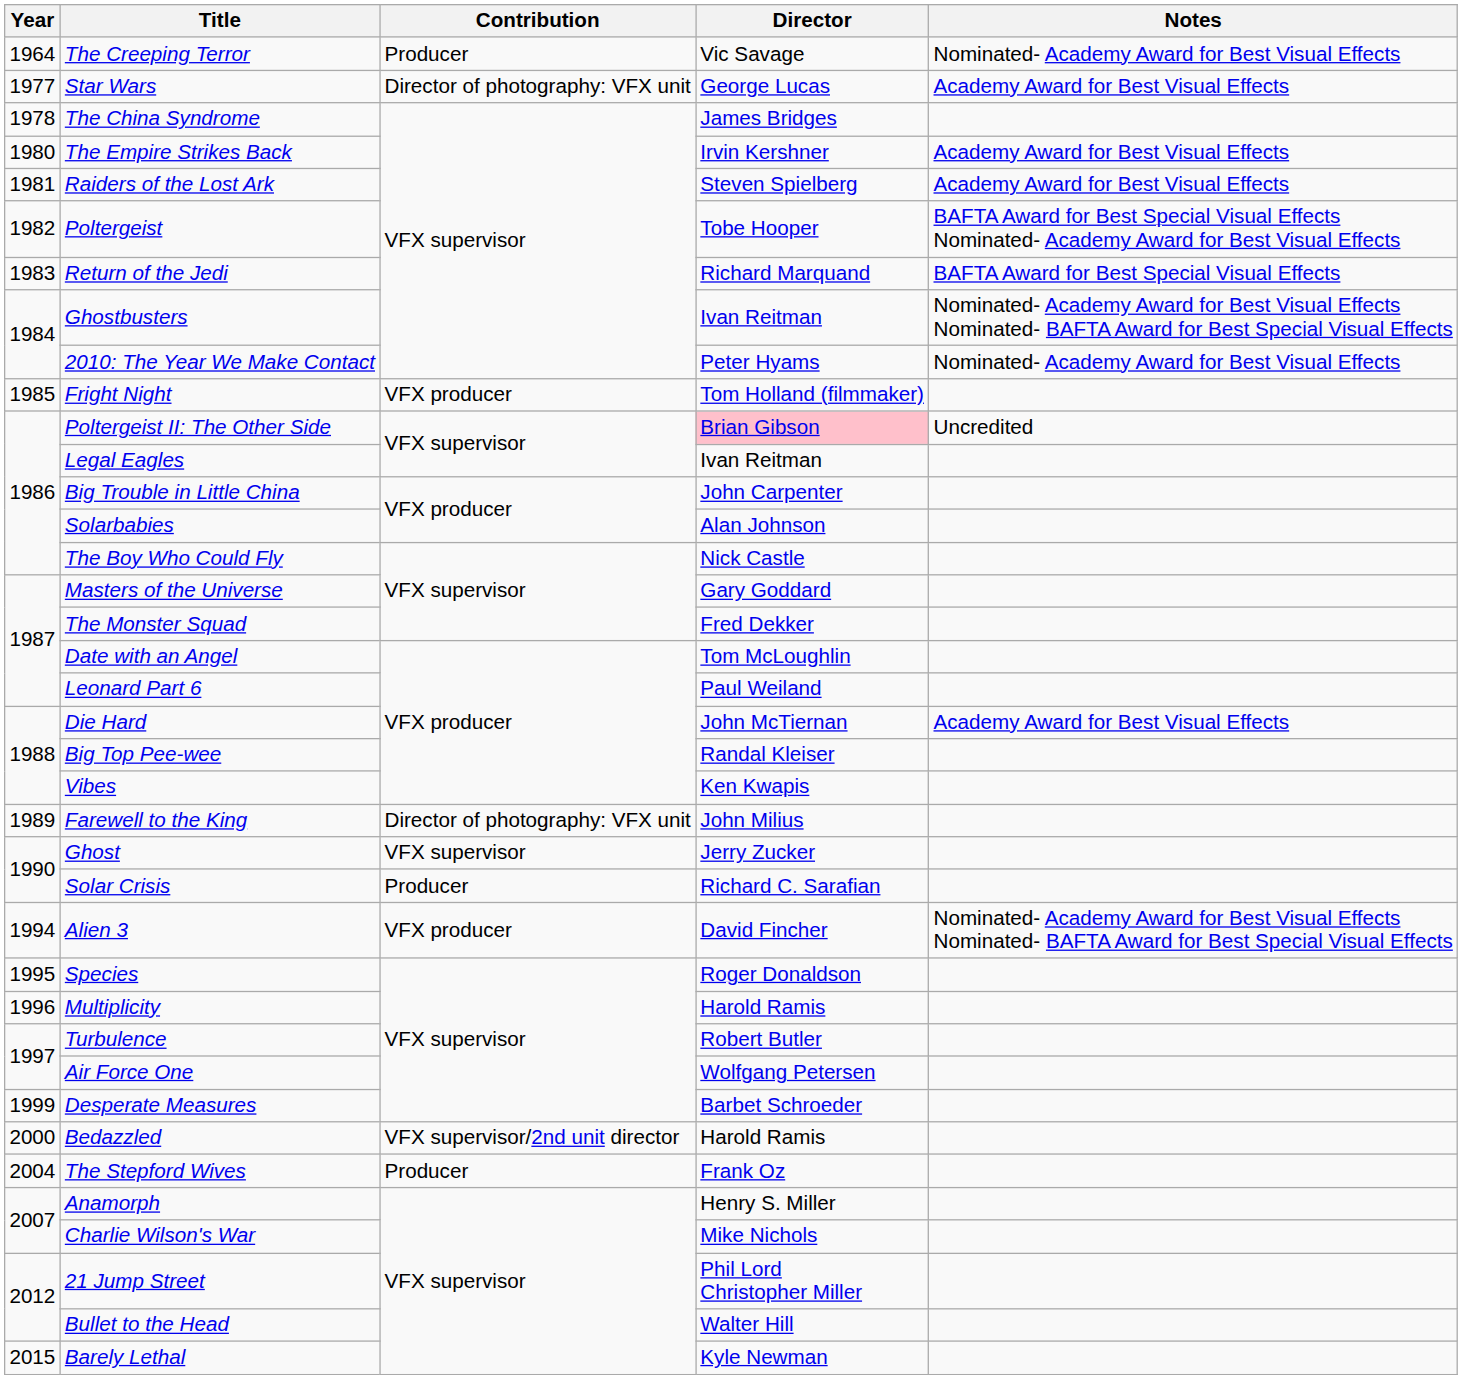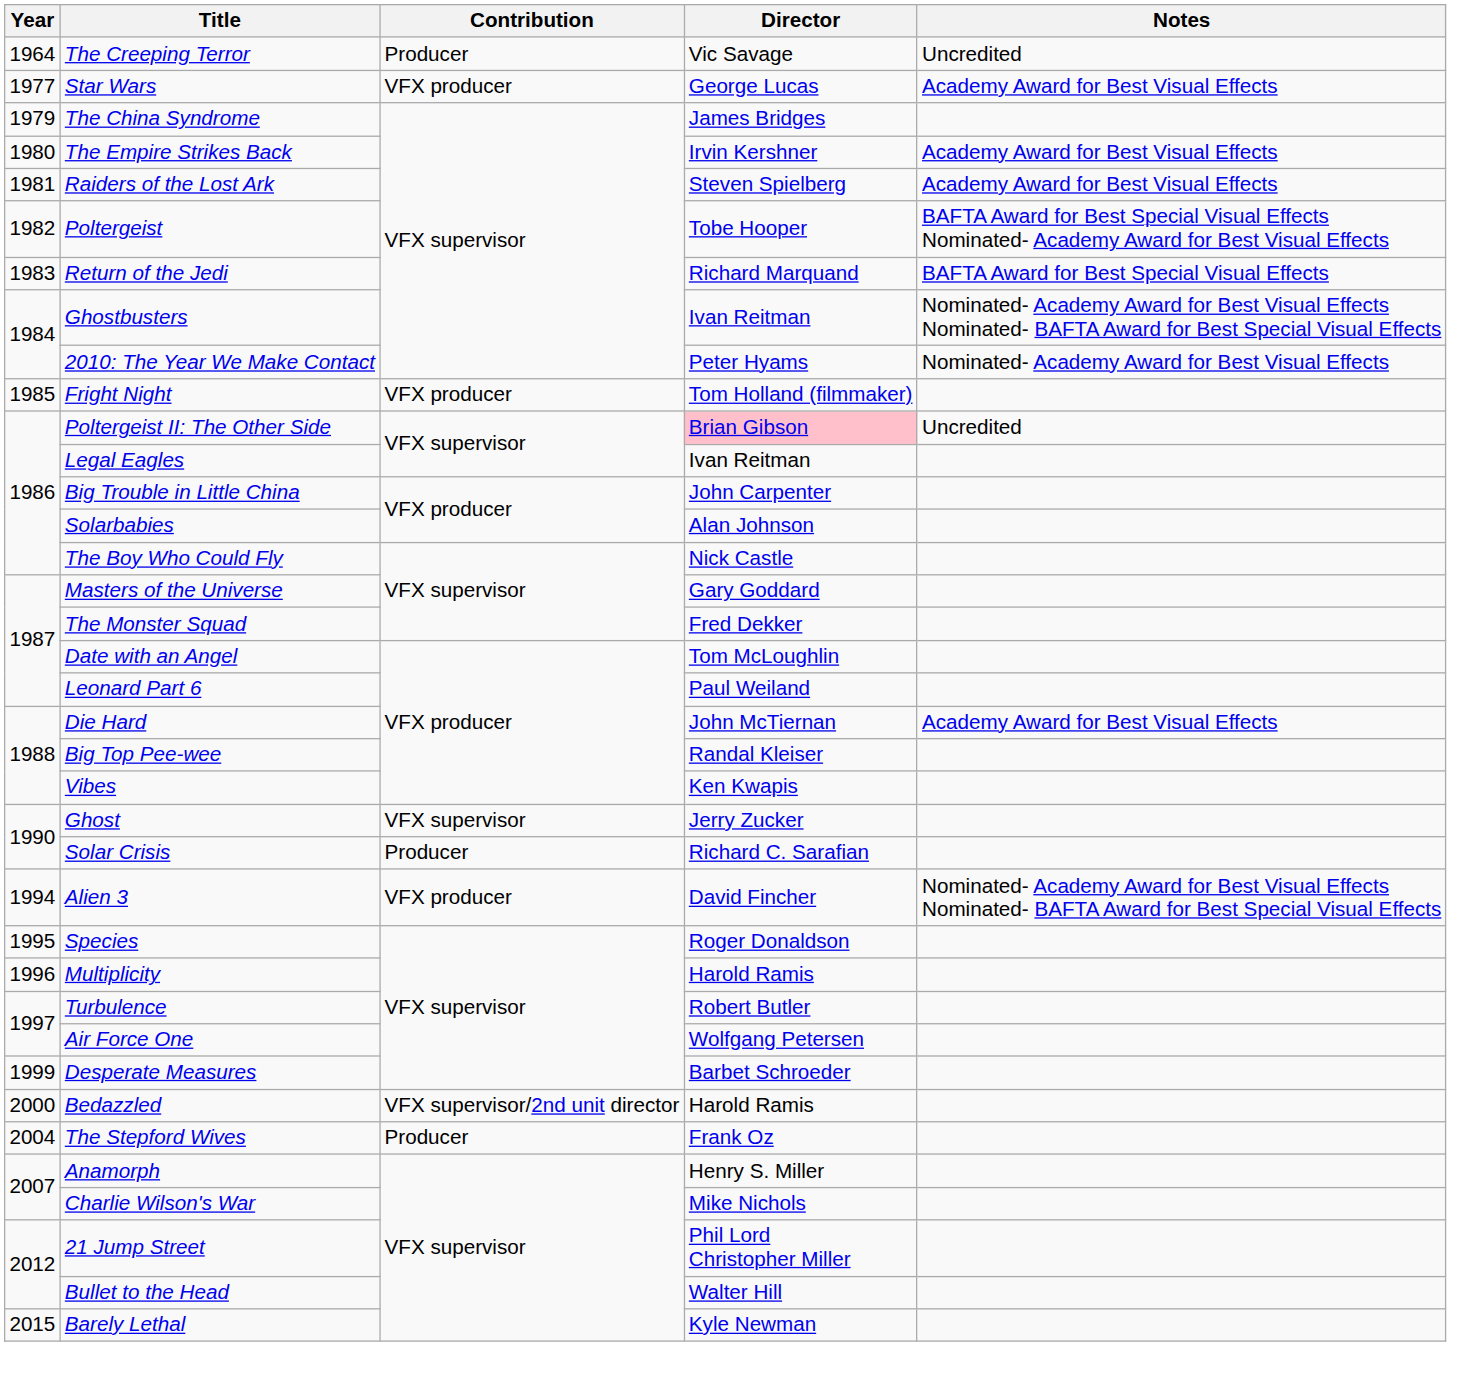(1167, 53) Nominated- Academy Award for Best Visual Effects -> (972, 53) Uncredited
(538, 86) Director of photography: VFX unit -> (448, 86) VFX producer
(32, 119) 1978 -> (32, 119) 1979
- row: (156, 820)
